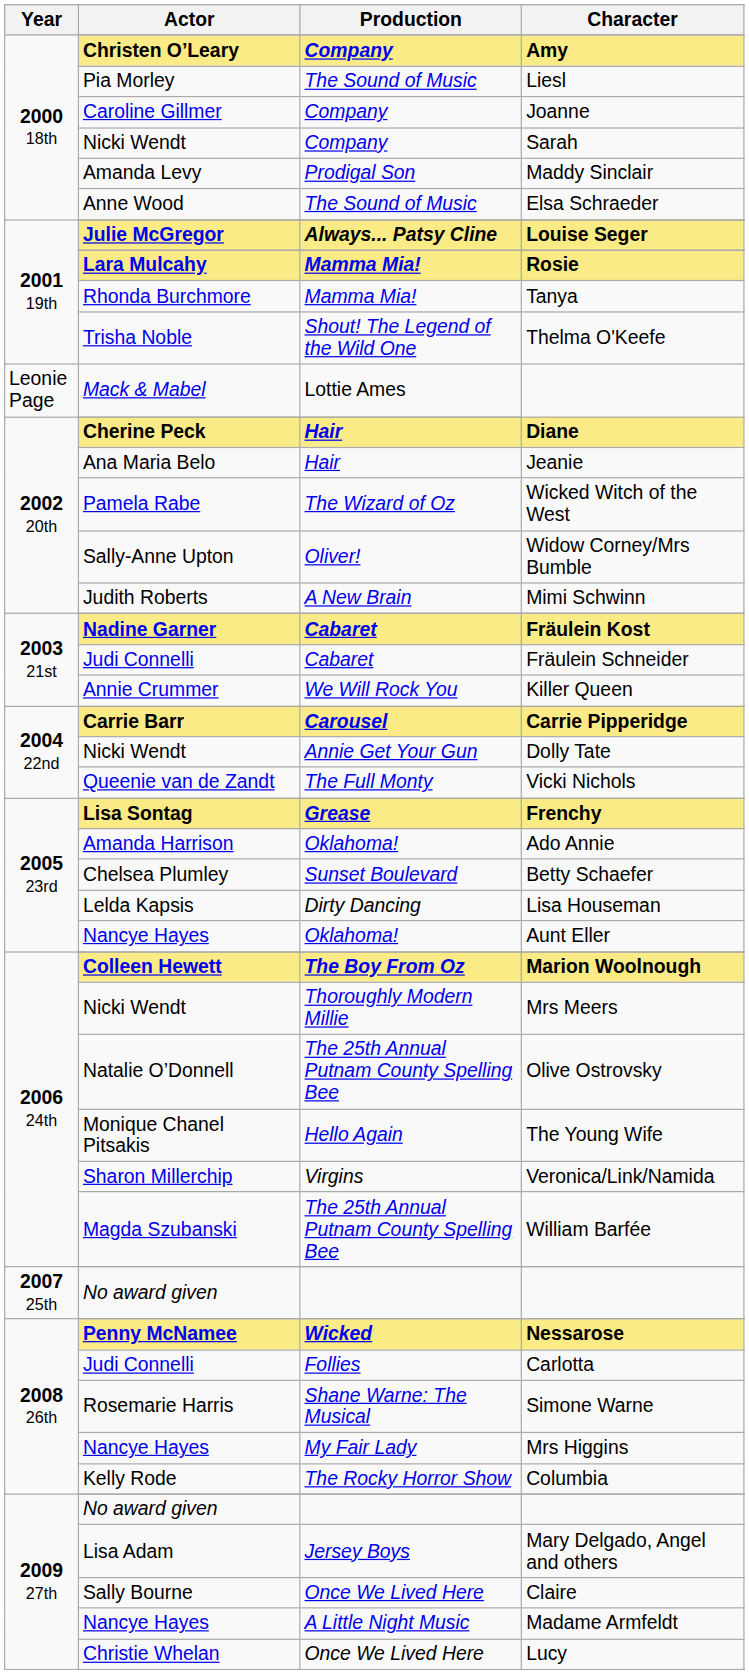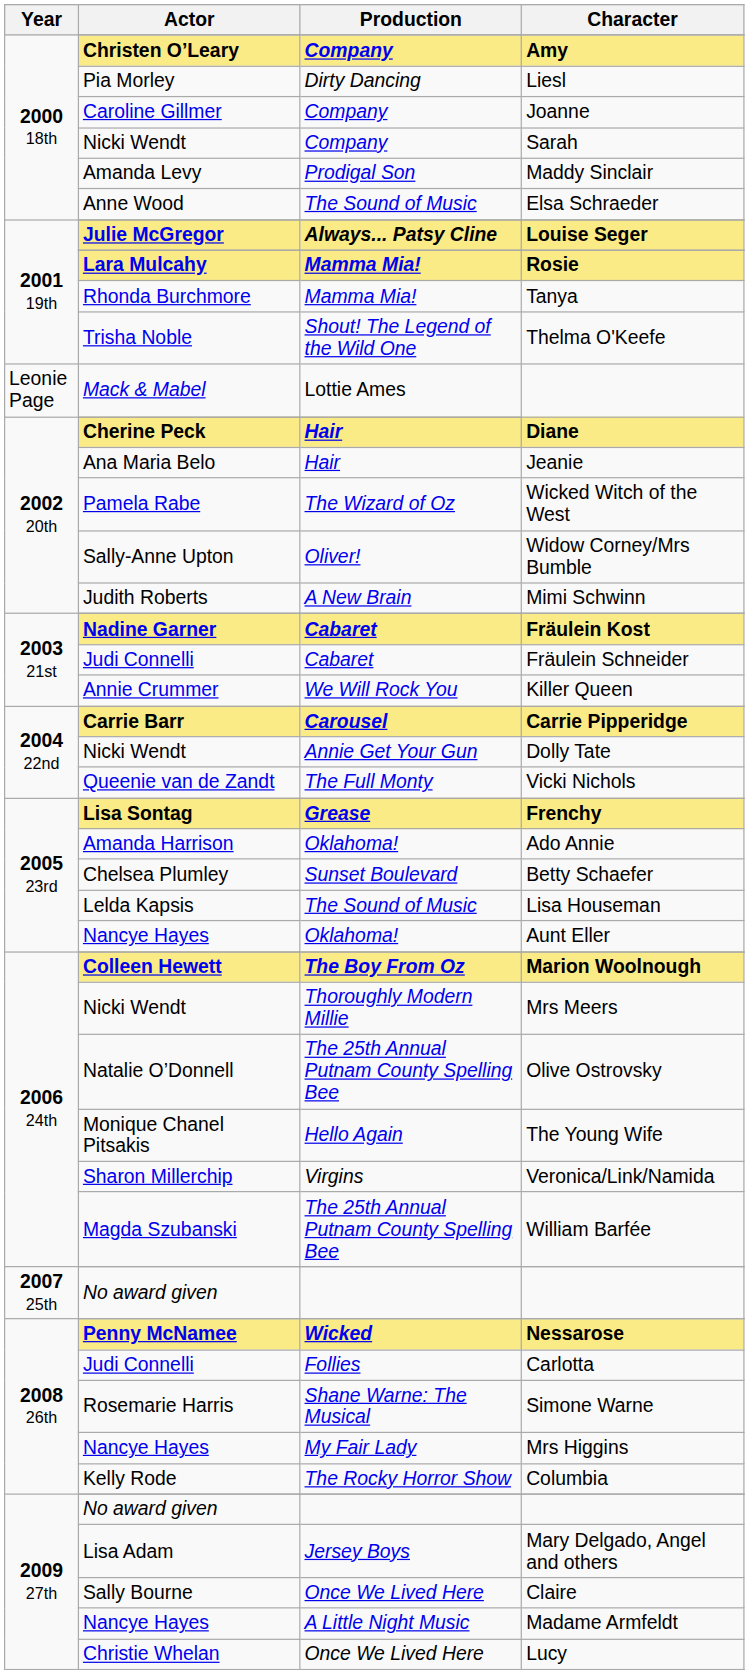(391, 81) The Sound of Music -> (363, 81) Dirty Dancing
(363, 905) Dirty Dancing -> (391, 905) The Sound of Music
